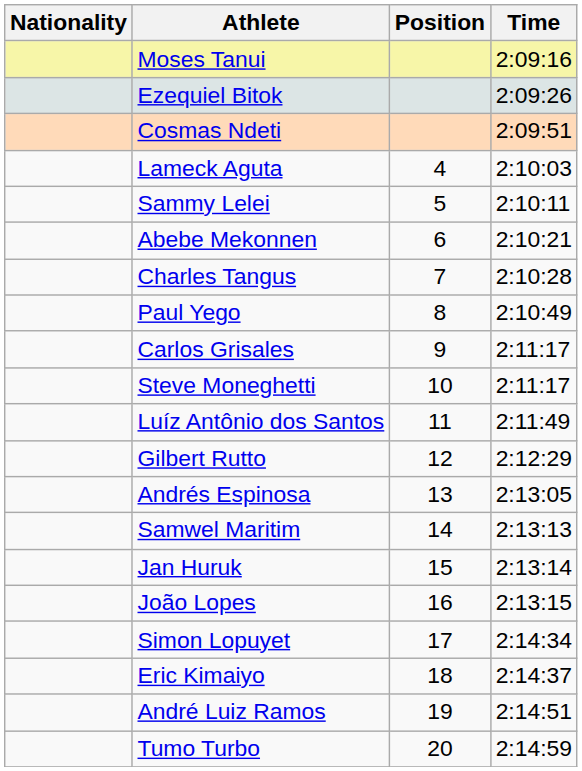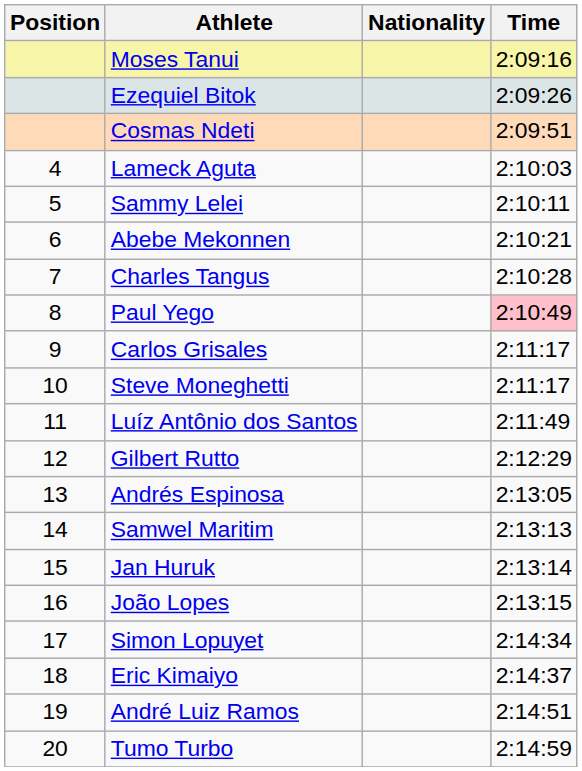columns swapped: (440, 22) <-> (68, 22)
(534, 312) no background -> (534, 312) pink background
